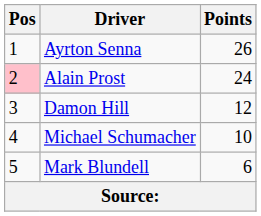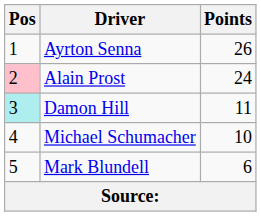(13, 108) no background -> (13, 108) paleturquoise background
(243, 108) 12 -> (243, 108) 11
